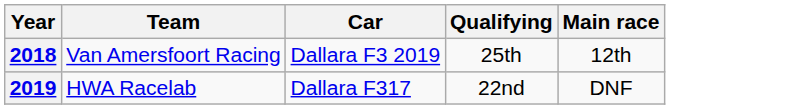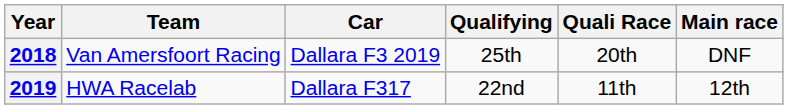+ column: (617, 22)
(611, 55) 12th -> (729, 55) DNF
(611, 88) DNF -> (729, 88) 12th
